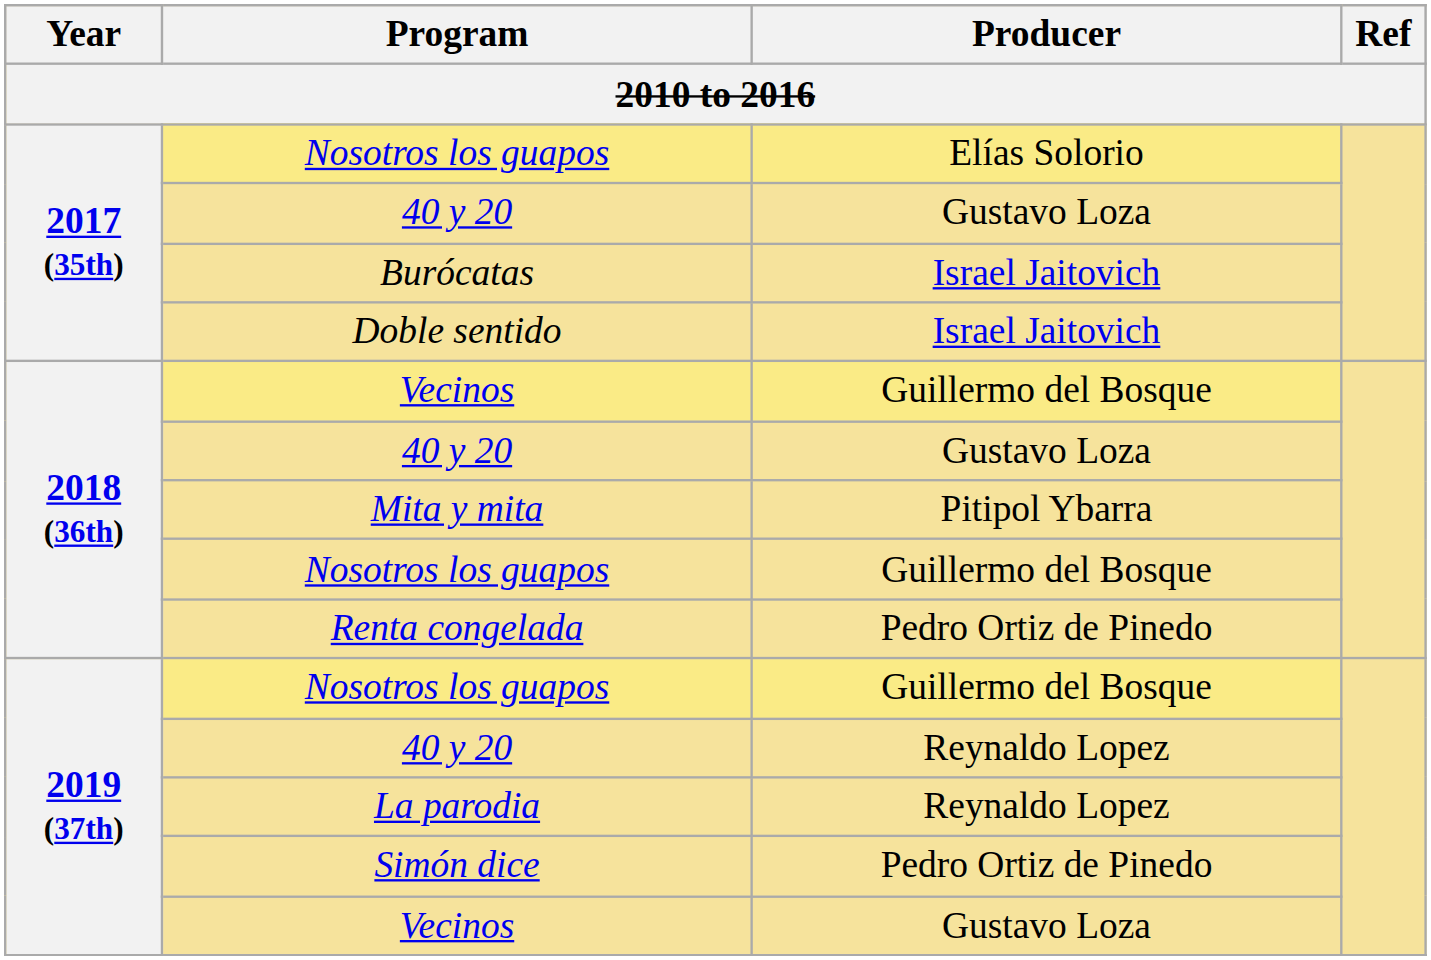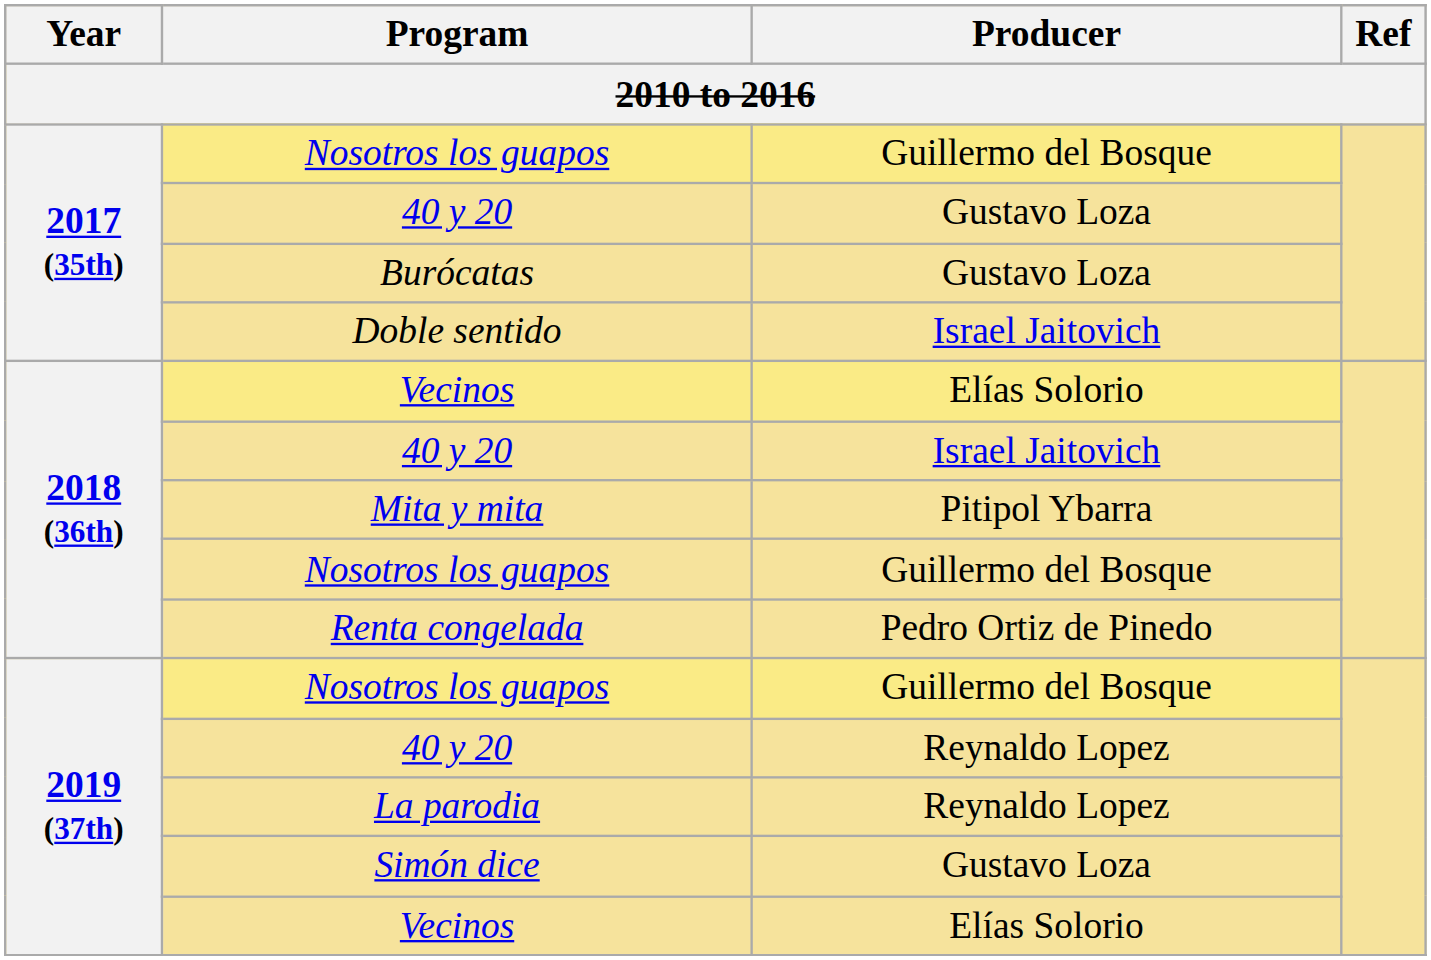(1046, 152) Elías Solorio -> (1047, 152) Guillermo del Bosque
(1046, 271) Israel Jaitovich -> (1047, 271) Gustavo Loza
(1047, 390) Guillermo del Bosque -> (1046, 390) Elías Solorio
(1047, 449) Gustavo Loza -> (1046, 449) Israel Jaitovich
(1047, 865) Pedro Ortiz de Pinedo -> (1047, 865) Gustavo Loza
(1047, 924) Gustavo Loza -> (1046, 924) Elías Solorio
